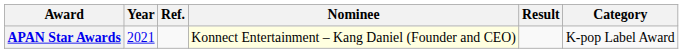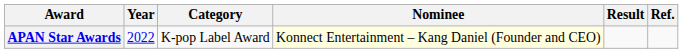columns swapped: (620, 15) <-> (173, 15)
(141, 37) 2021 -> (141, 37) 2022
